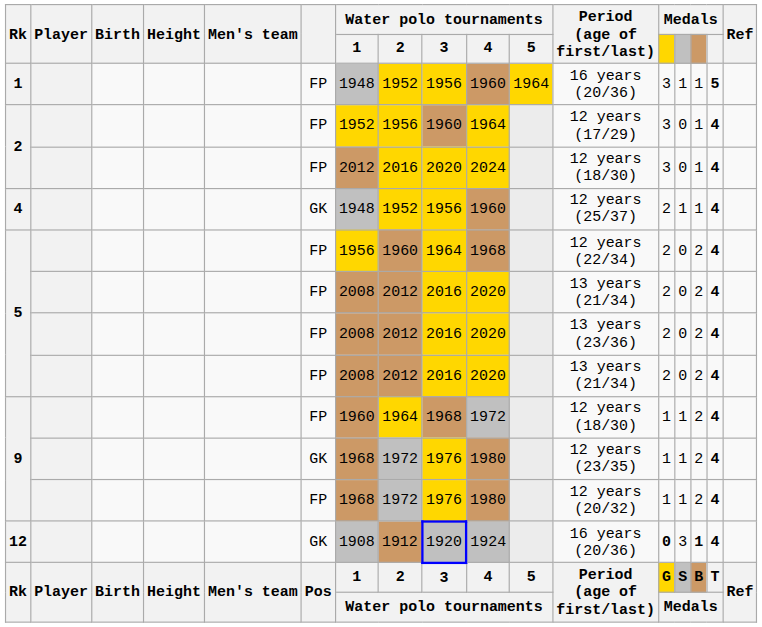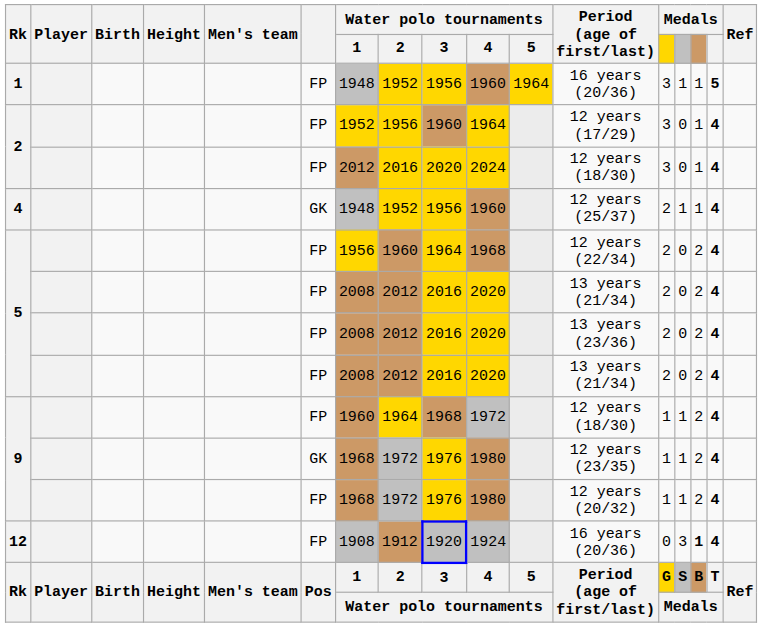(318, 542) GK -> (318, 542) FP
(667, 542) bold -> (667, 542) normal
